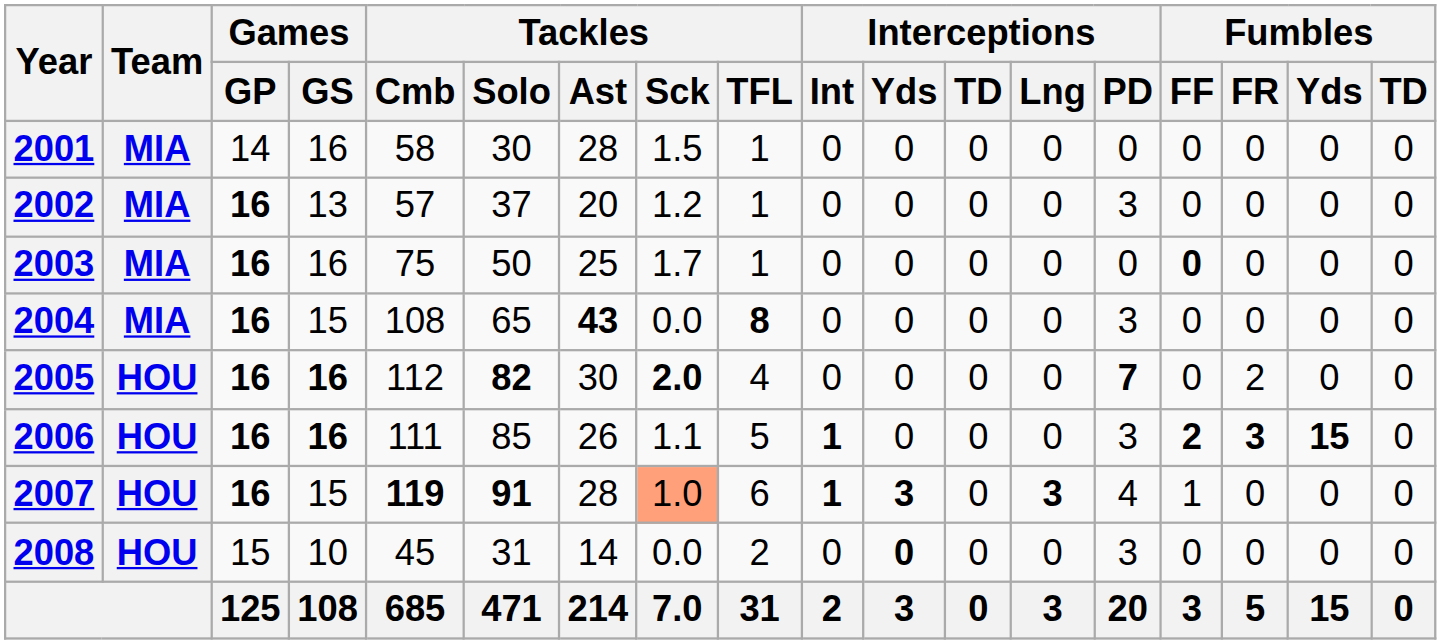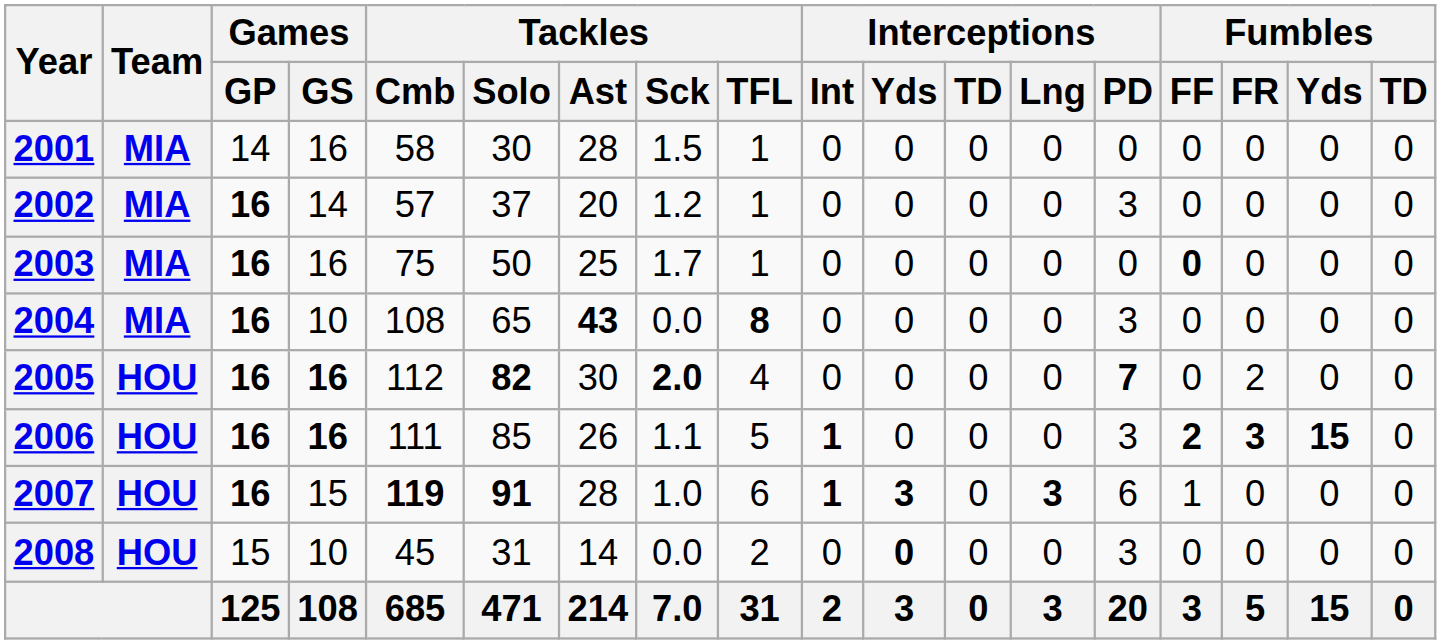(328, 206) 13 -> (328, 206) 14
(328, 321) 15 -> (328, 321) 10
(677, 494) lightsalmon background -> (677, 494) no background
(1128, 494) 4 -> (1128, 494) 6
